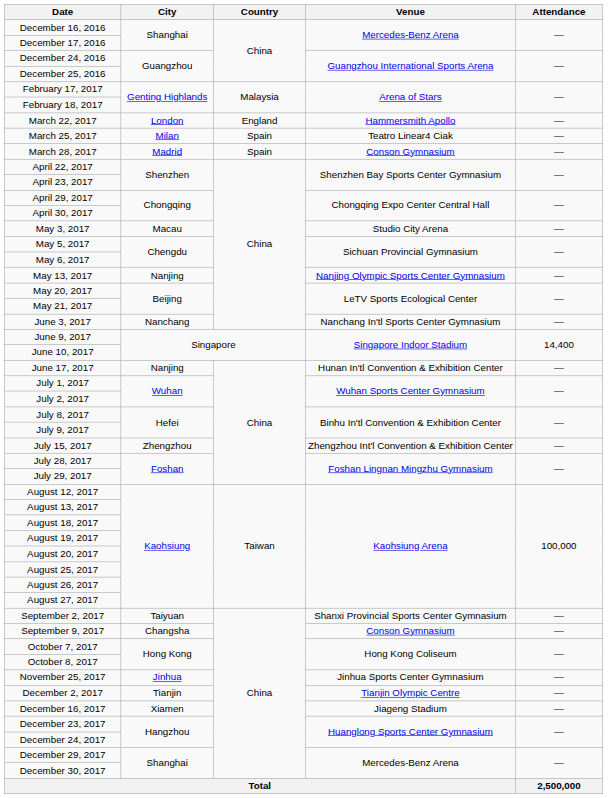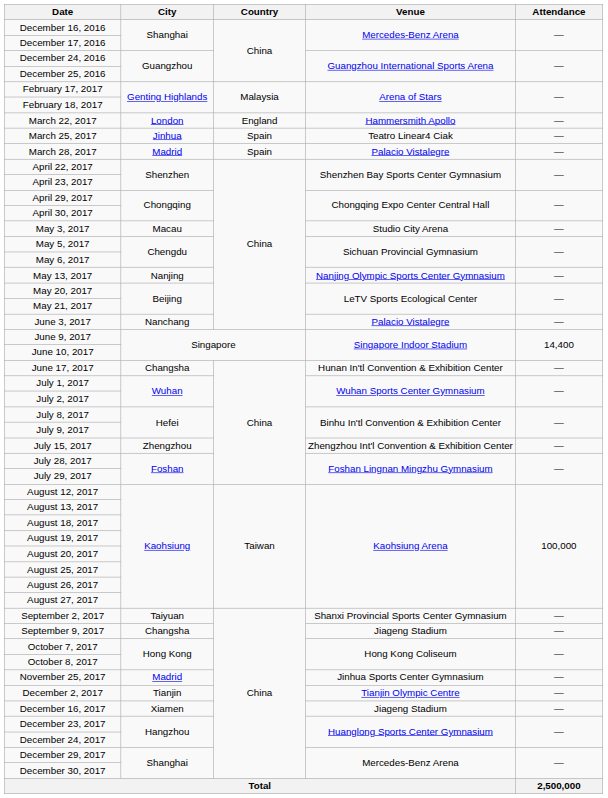(167, 136) Milan -> (167, 136) Jinhua
(410, 151) Conson Gymnasium -> (410, 151) Palacio Vistalegre
(410, 321) Nanchang In'tl Sports Center Gymnasium -> (410, 321) Palacio Vistalegre
(167, 368) Nanjing -> (167, 368) Changsha
(410, 631) Conson Gymnasium -> (410, 631) Jiageng Stadium
(167, 677) Jinhua -> (167, 677) Madrid
